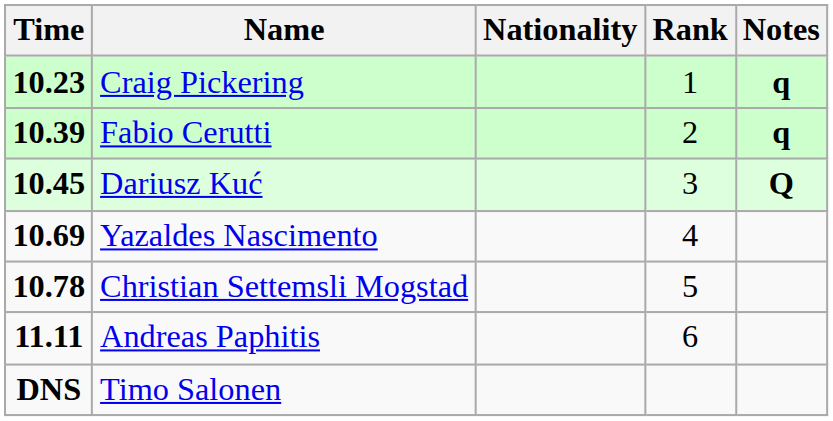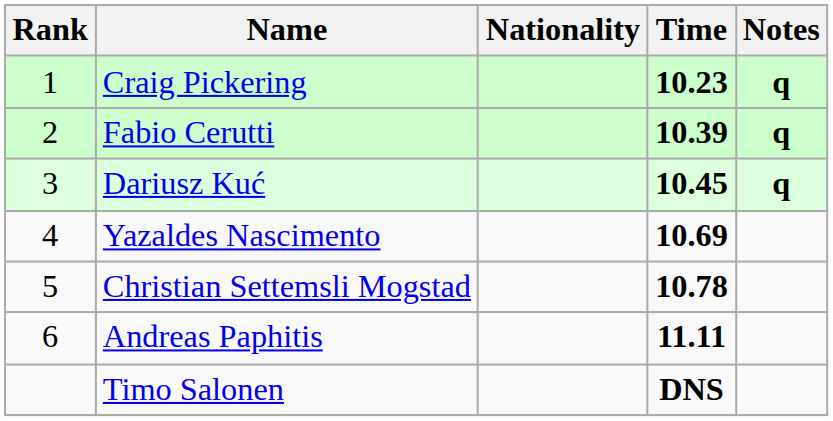columns swapped: (690, 30) <-> (49, 30)
(781, 183) Q -> (781, 183) q
